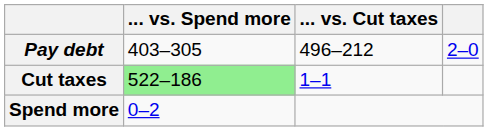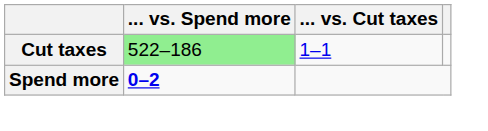- row: (64, 49)
(144, 110) normal -> (144, 79) bold
